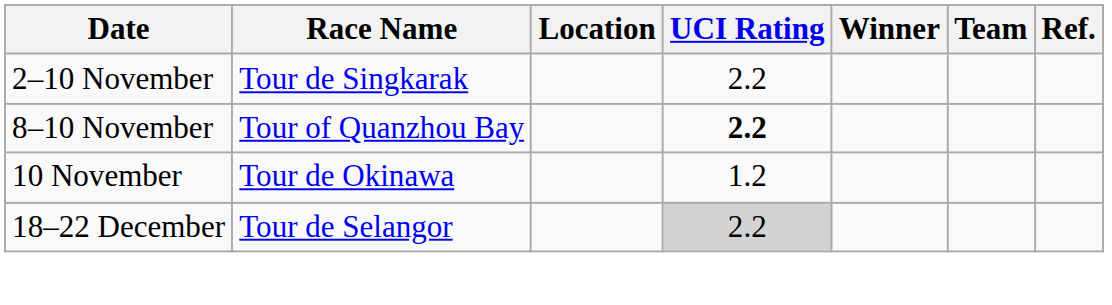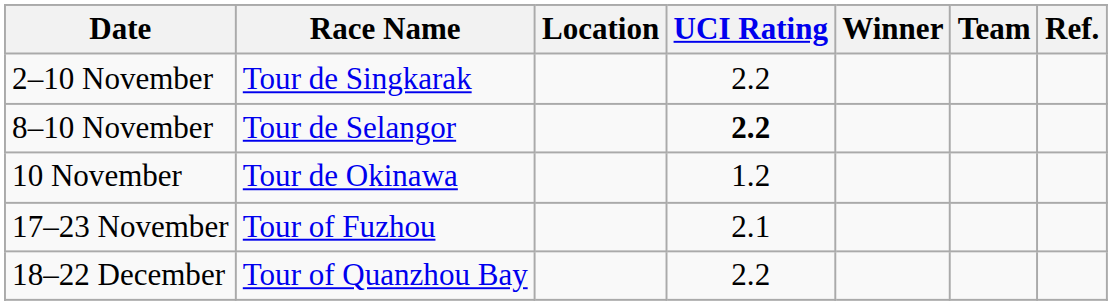(382, 127) Tour of Quanzhou Bay -> (349, 127) Tour de Selangor
+ row: (120, 226)
(346, 226) Tour de Selangor -> (385, 275) Tour of Quanzhou Bay
(747, 226) lightgrey background -> (751, 275) no background
